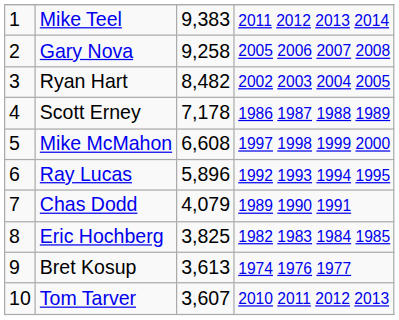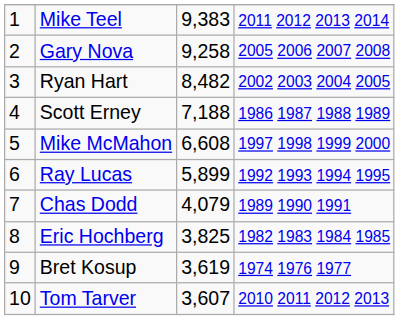(206, 112) 7,178 -> (206, 112) 7,188
(206, 174) 5,896 -> (206, 174) 5,899
(206, 267) 3,613 -> (206, 267) 3,619
